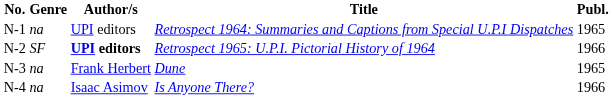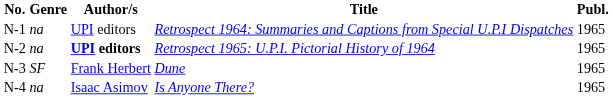(37, 48) SF -> (37, 48) na
(591, 48) 1966 -> (591, 48) 1965
(37, 68) na -> (37, 68) SF
(591, 88) 1966 -> (591, 88) 1965
